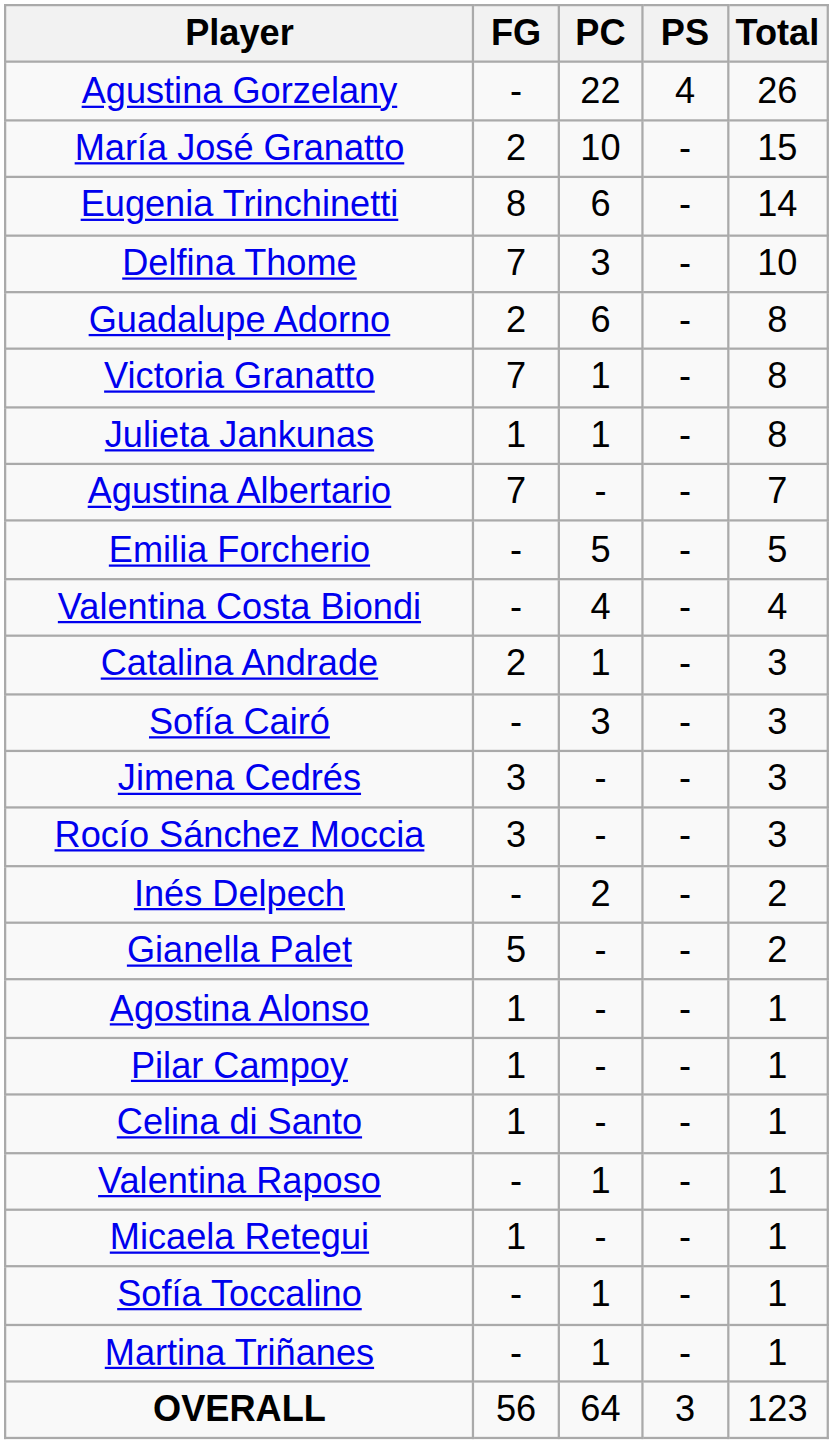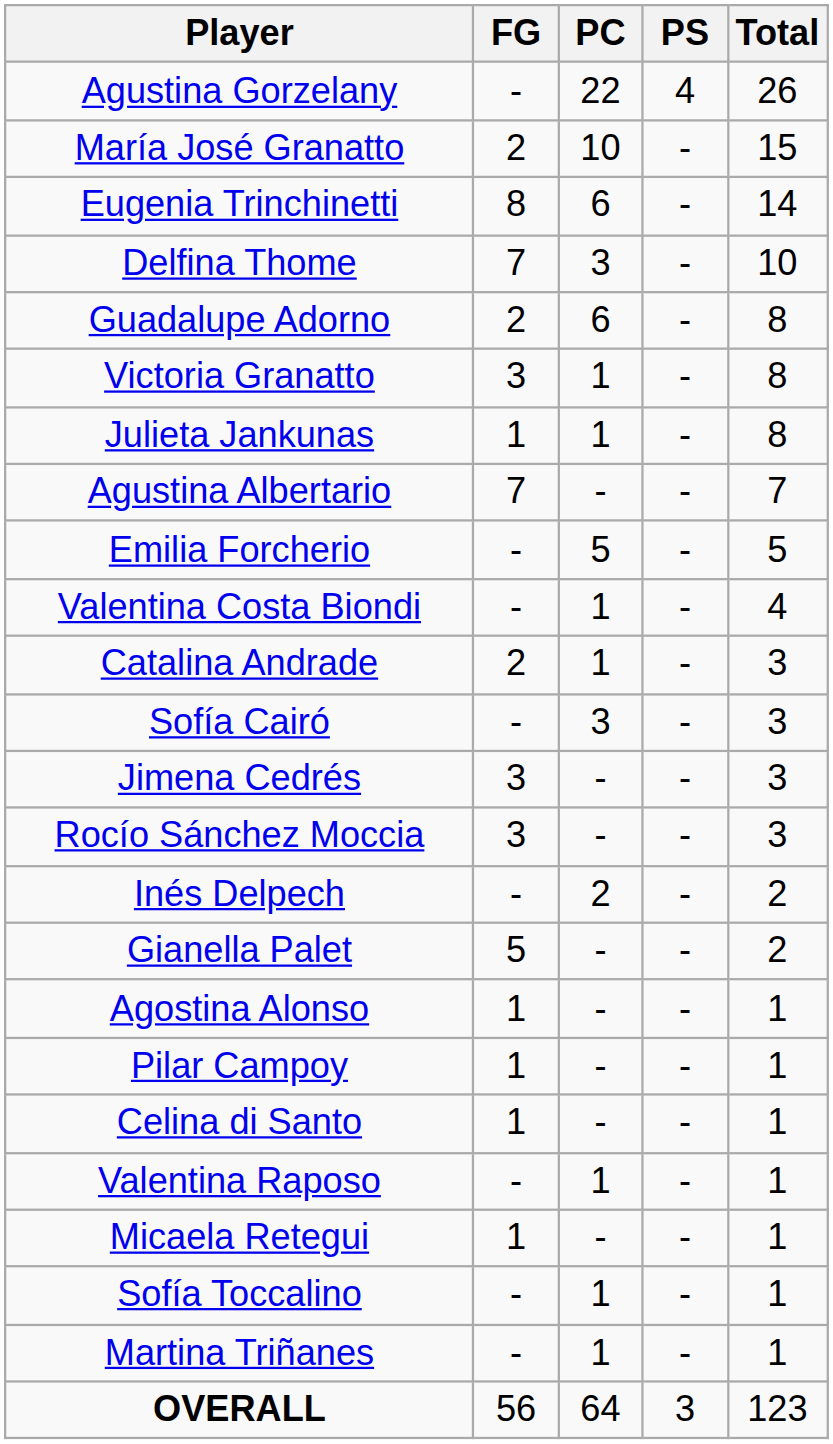(516, 377) 7 -> (516, 377) 3
(600, 606) 4 -> (600, 606) 1
